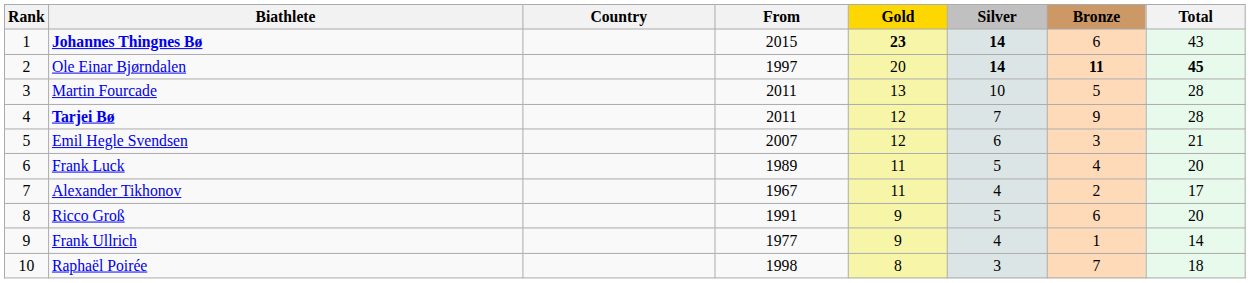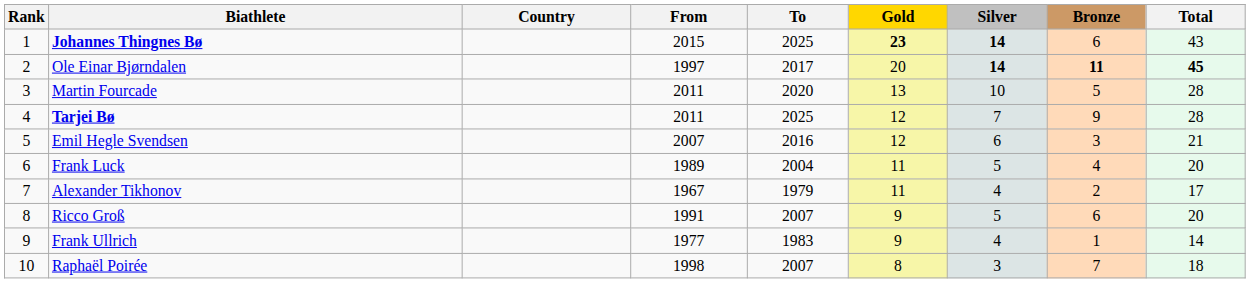+ column: (798, 16)
